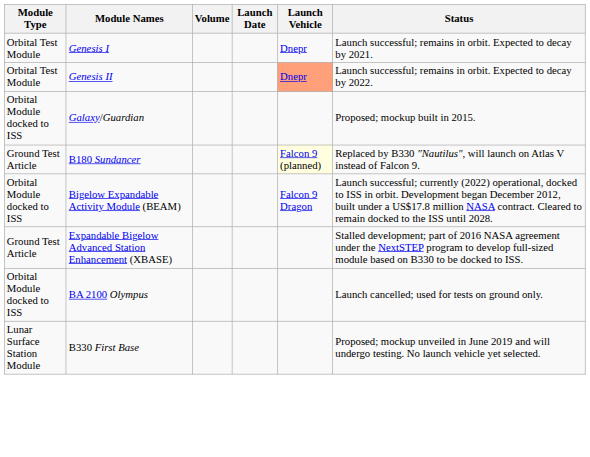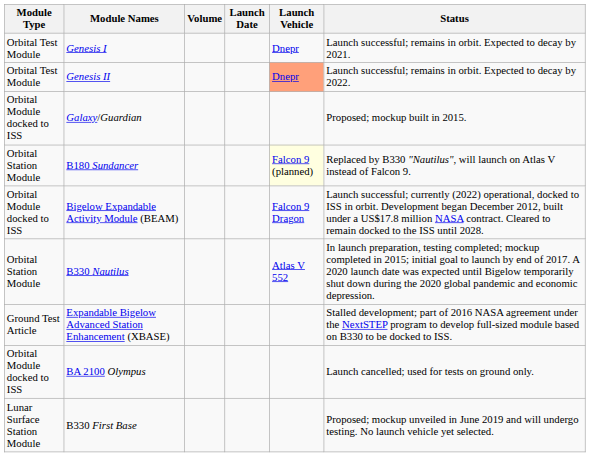(33, 159) Ground Test Article -> (23, 165) Orbital Station Module
+ row: (97, 271)
